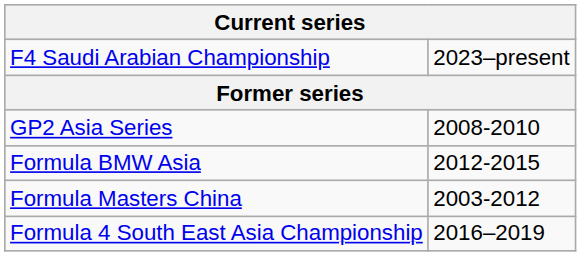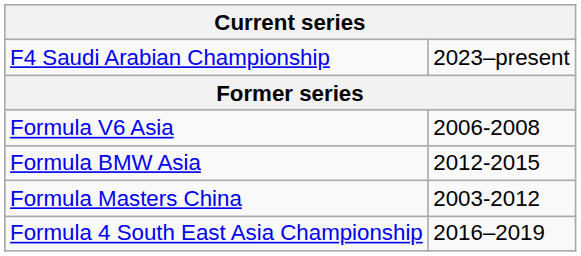+ row: (92, 127)
- row: (91, 127)
